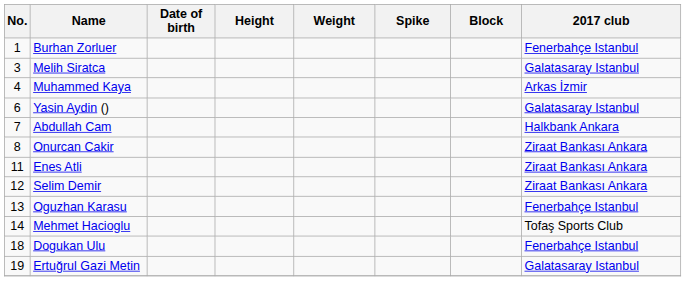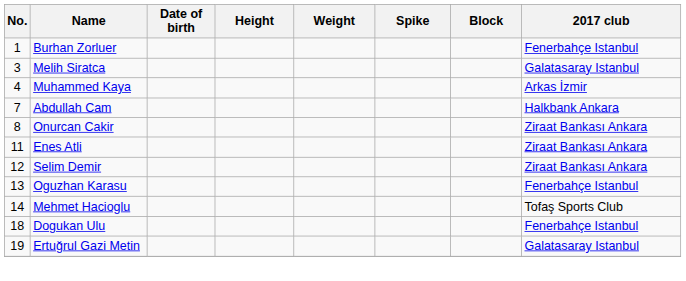- row: (71, 107)
